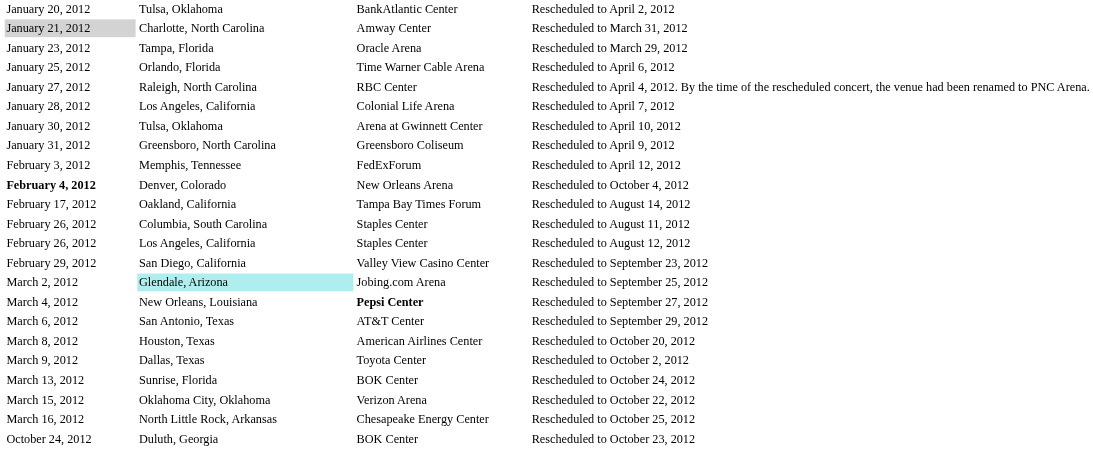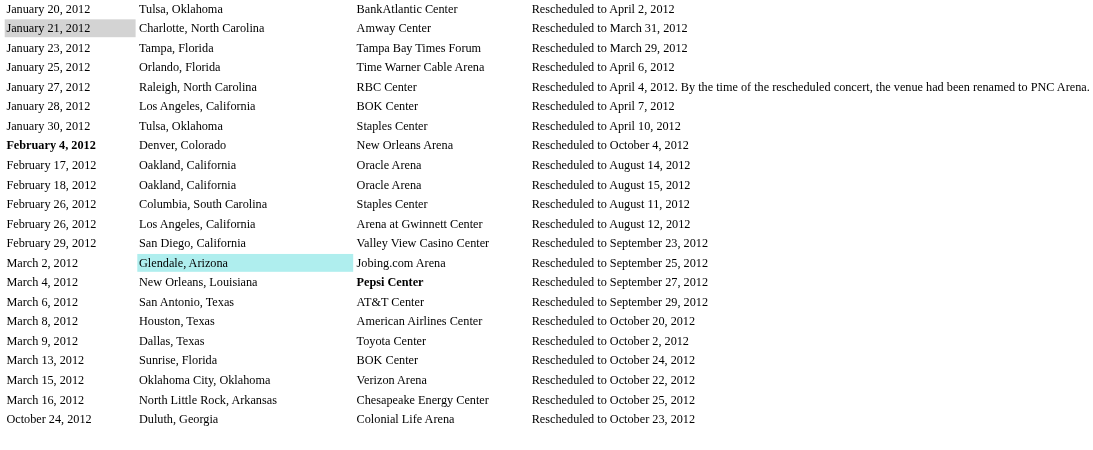(389, 47) Oracle Arena -> (419, 47) Tampa Bay Times Forum
(406, 106) Colonial Life Arena -> (387, 106) BOK Center
(420, 126) Arena at Gwinnett Center -> (392, 126) Staples Center
- row: (603, 145)
- row: (606, 165)
(419, 204) Tampa Bay Times Forum -> (389, 165) Oracle Arena
+ row: (611, 184)
(392, 243) Staples Center -> (420, 223) Arena at Gwinnett Center
(387, 438) BOK Center -> (406, 419) Colonial Life Arena
